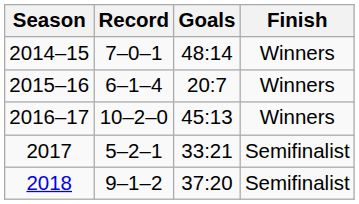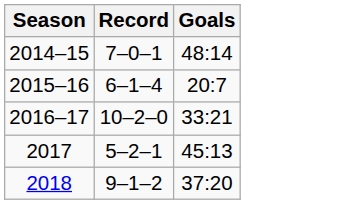- column: (297, 20)
(207, 118) 45:13 -> (207, 118) 33:21
(207, 150) 33:21 -> (207, 150) 45:13
